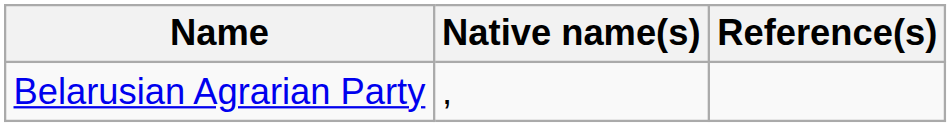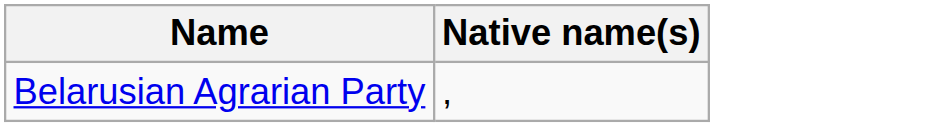- column: (827, 33)
